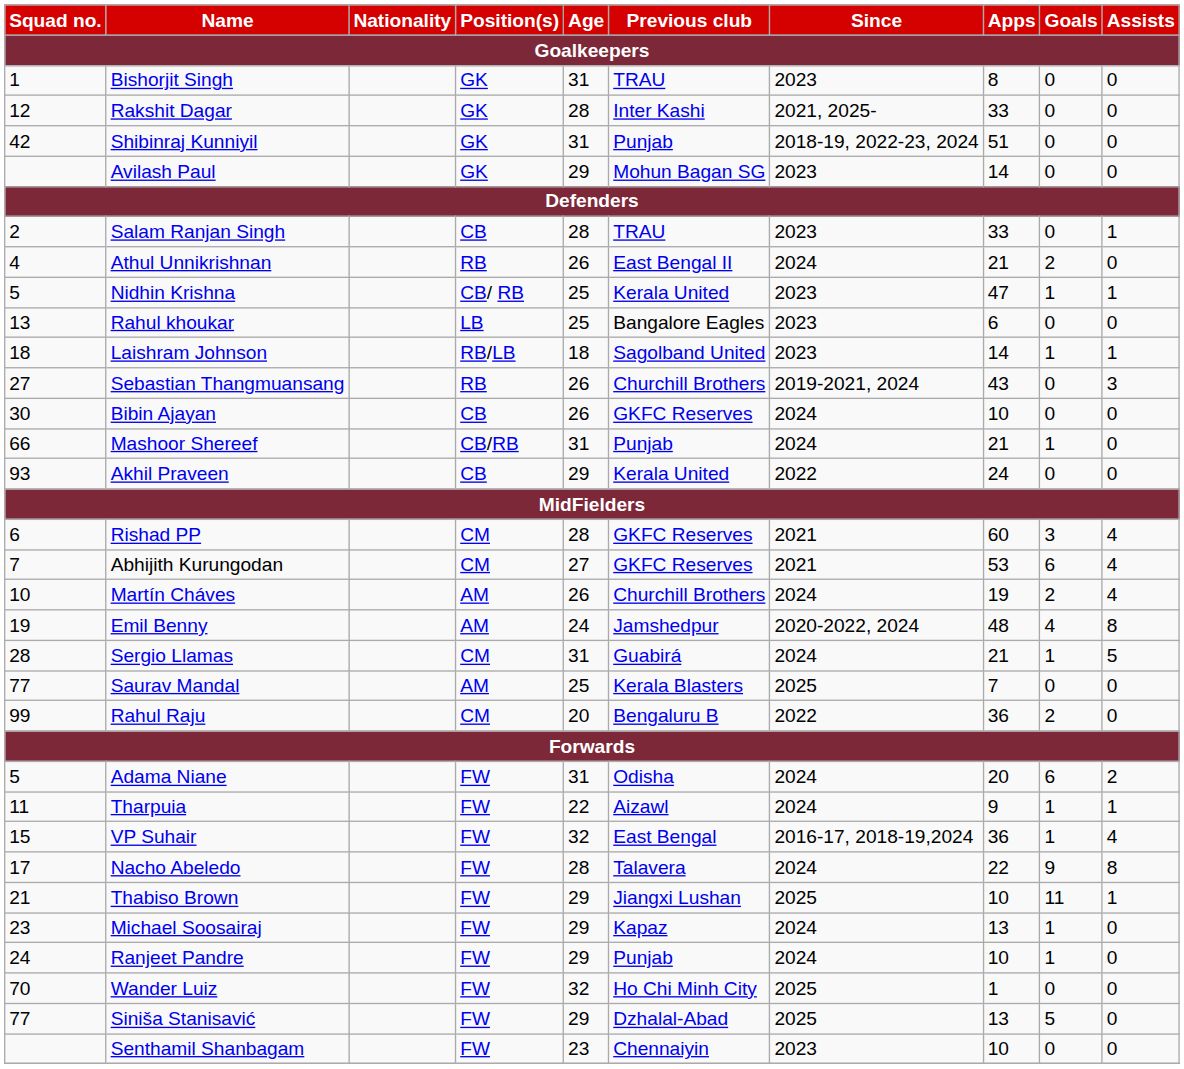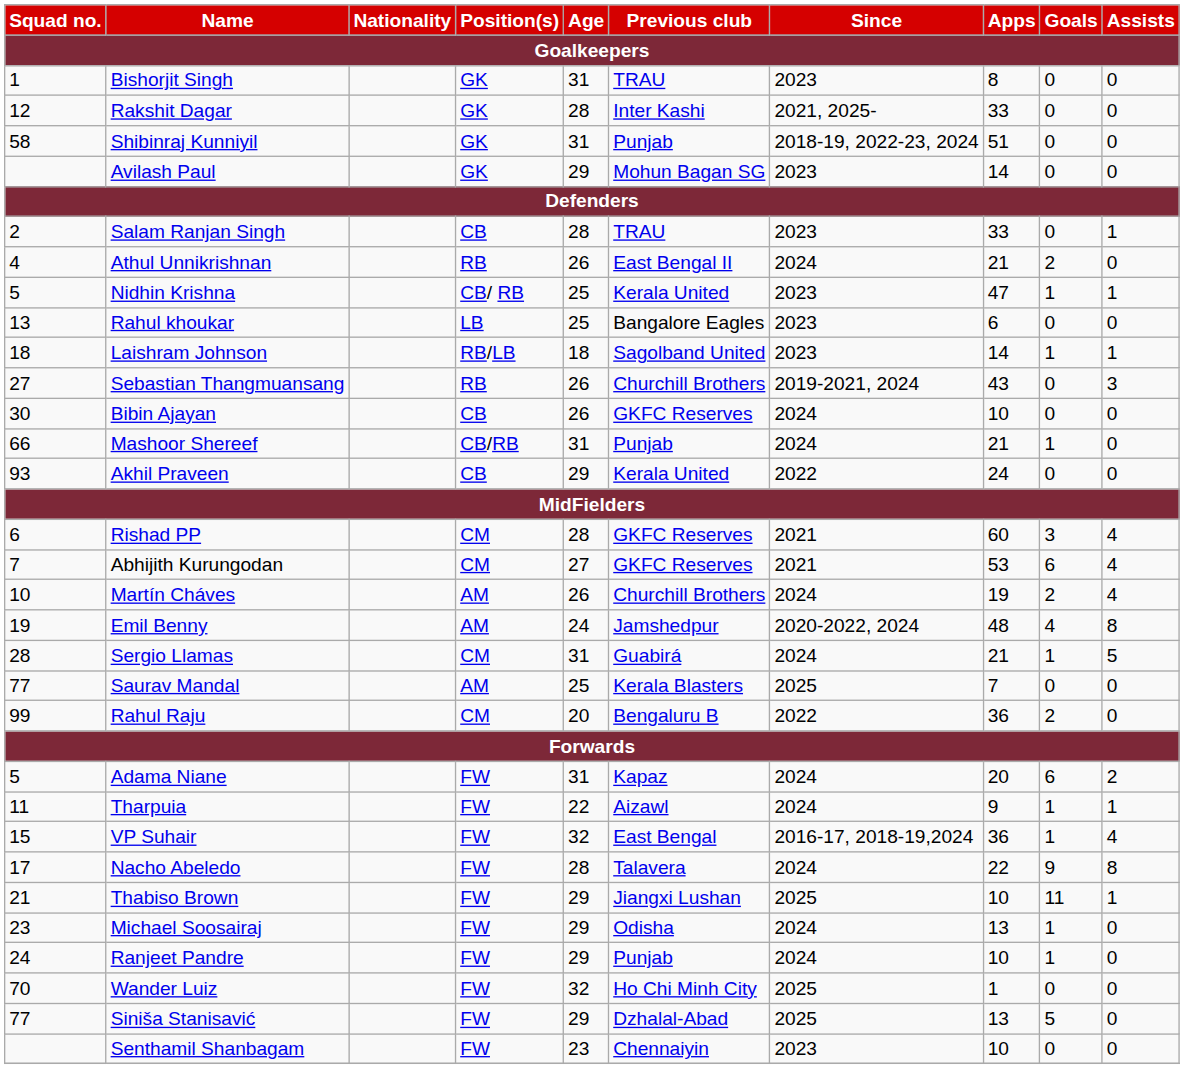(20, 141) 42 -> (20, 141) 58
(644, 777) Odisha -> (640, 777) Kapaz
(640, 928) Kapaz -> (644, 928) Odisha
